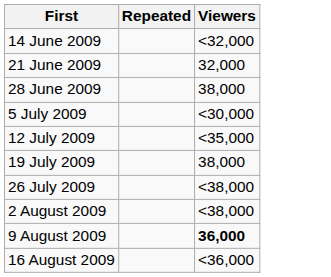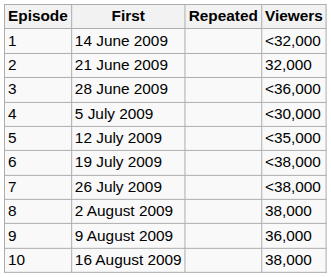+ column: (38, 16)
(222, 89) 38,000 -> (293, 89) <36,000
(222, 162) 38,000 -> (293, 162) <38,000
(226, 211) <38,000 -> (288, 211) 38,000
(222, 235) bold -> (288, 235) normal
(226, 260) <36,000 -> (288, 260) 38,000
